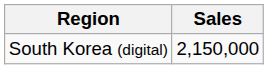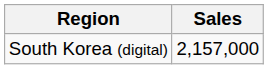(218, 48) 2,150,000 -> (218, 48) 2,157,000
